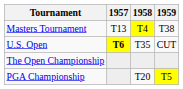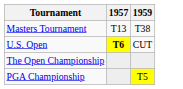- column: (143, 12)
